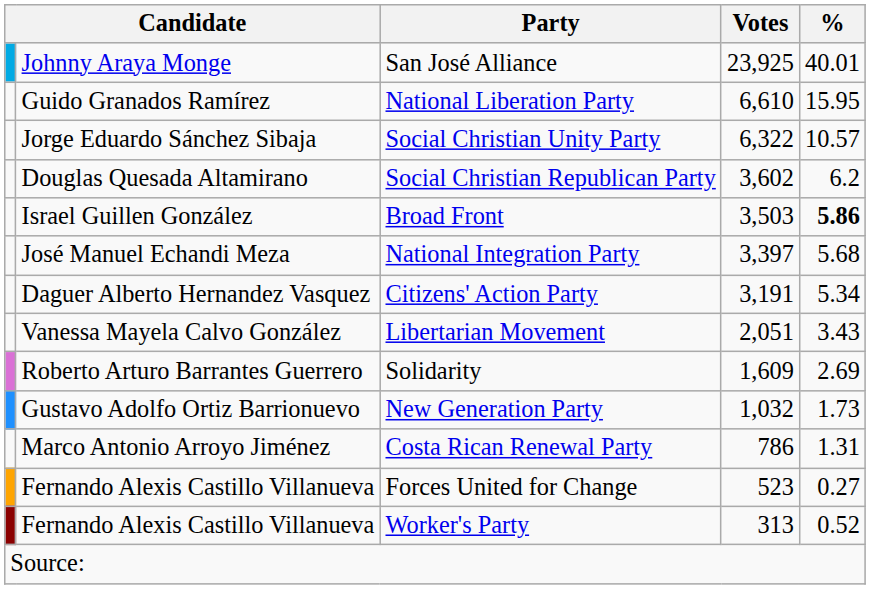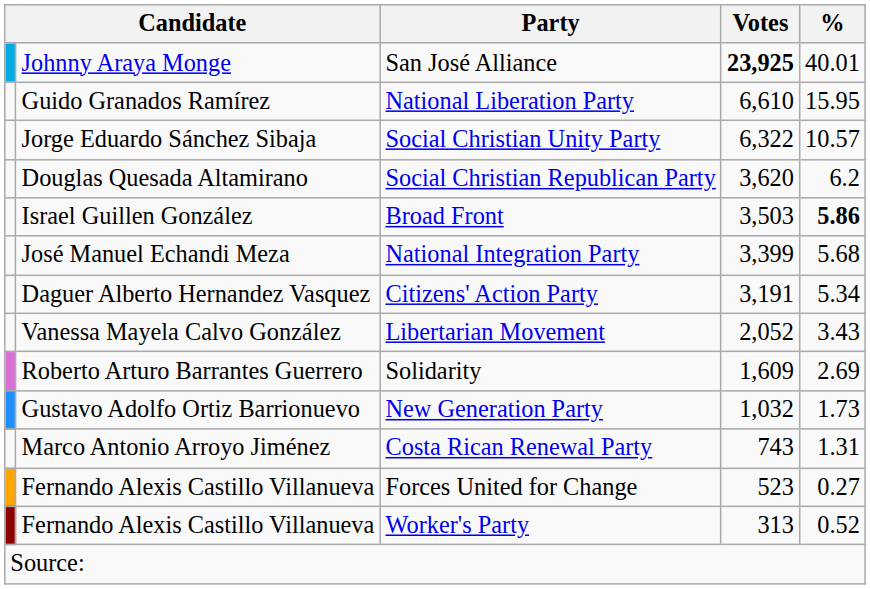(760, 62) normal -> (760, 62) bold
(767, 178) 3,602 -> (767, 178) 3,620
(767, 255) 3,397 -> (767, 255) 3,399
(767, 332) 2,051 -> (767, 332) 2,052
(776, 448) 786 -> (776, 448) 743
